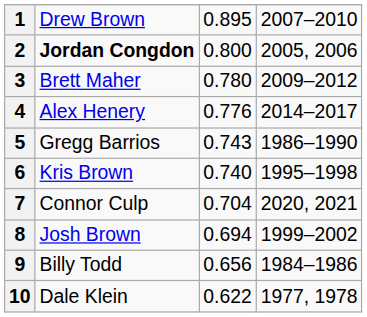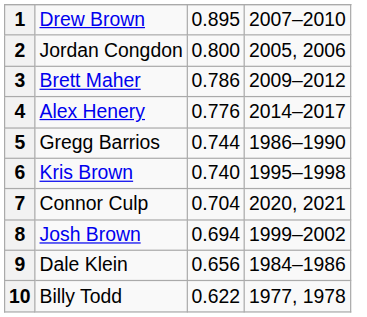(117, 50) bold -> (111, 50) normal
(228, 81) 0.780 -> (216, 81) 0.786
(228, 142) 0.743 -> (216, 142) 0.744
(81, 265) Billy Todd -> (84, 265) Dale Klein
(84, 296) Dale Klein -> (81, 296) Billy Todd
